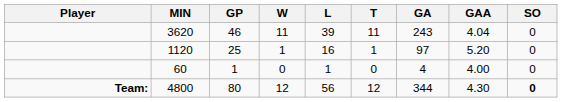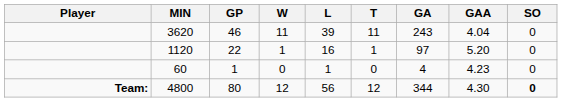(234, 50) 25 -> (234, 50) 22
(478, 69) 4.00 -> (478, 69) 4.23
